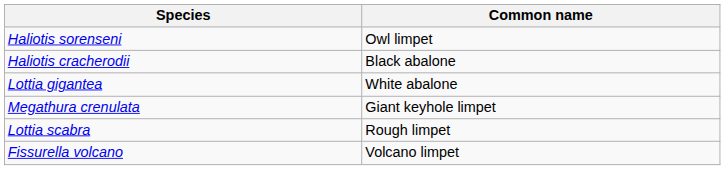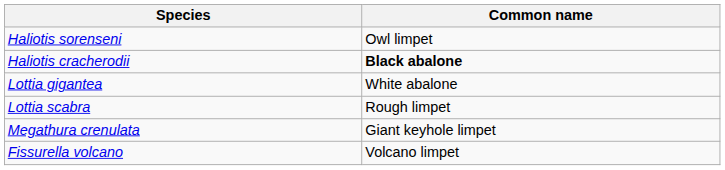(411, 61) normal -> (414, 61) bold
rows swapped: (49, 130) <-> (74, 107)
